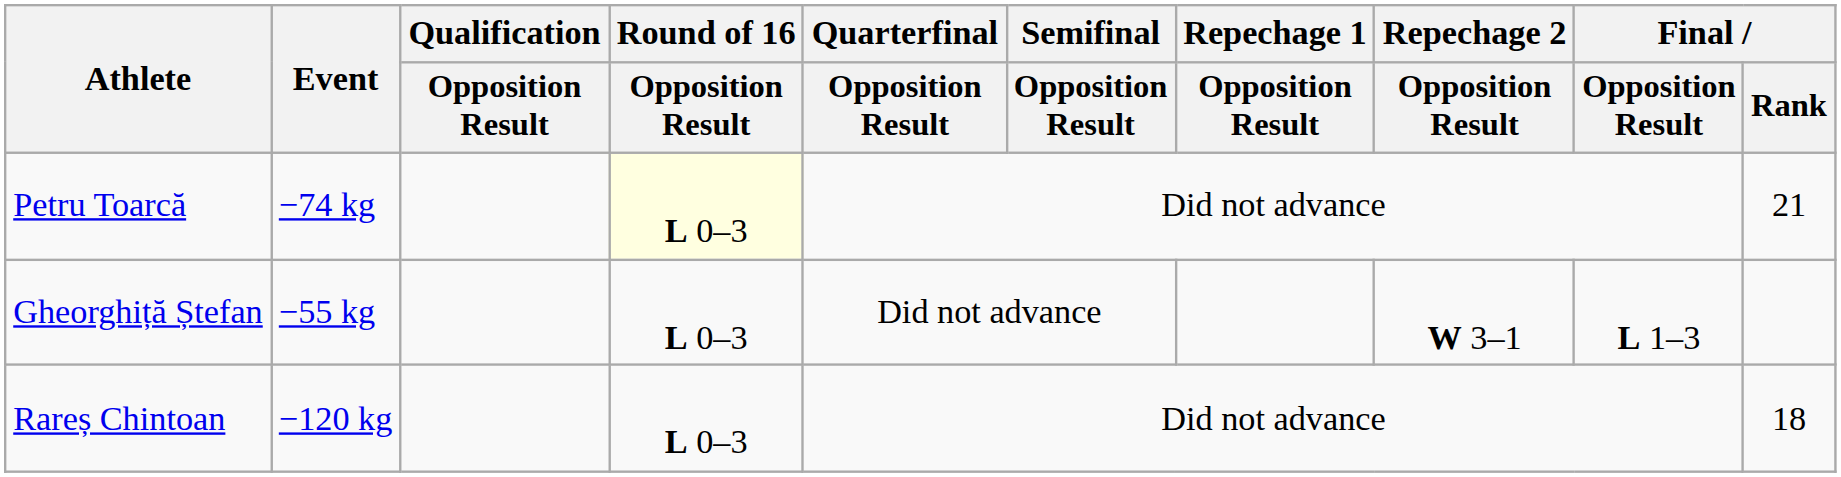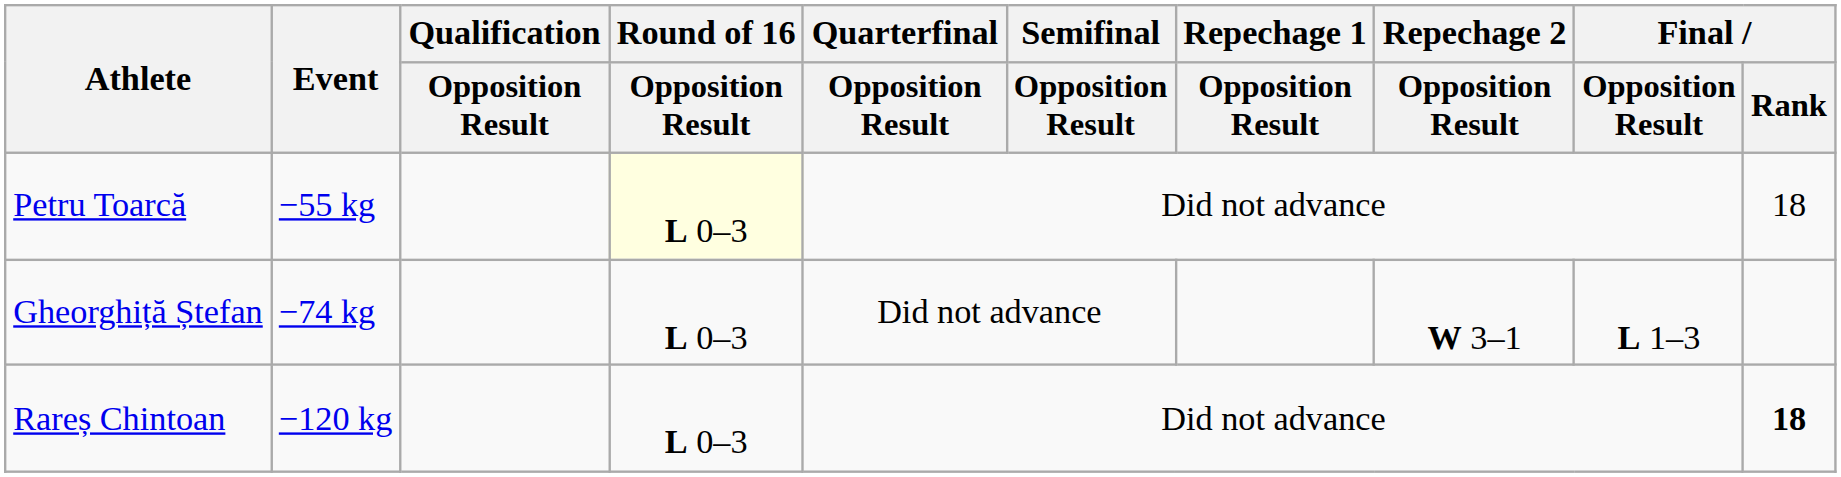(327, 205) −74 kg -> (327, 205) −55 kg
(1789, 205) 21 -> (1789, 205) 18
(327, 311) −55 kg -> (327, 311) −74 kg
(1789, 418) normal -> (1789, 418) bold
